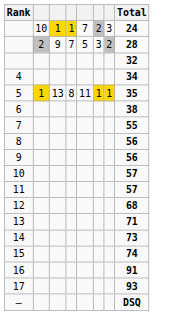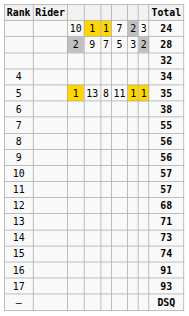+ column: (50, 12)
